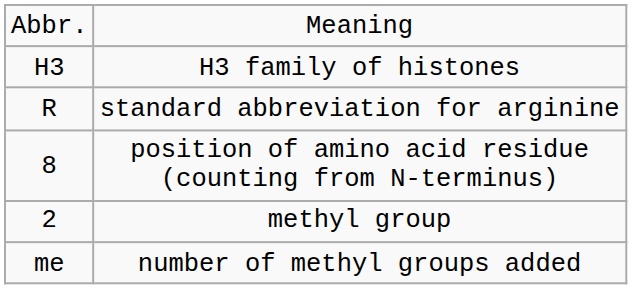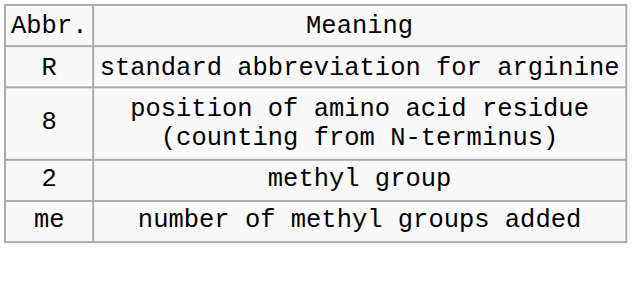- row: (360, 67)
